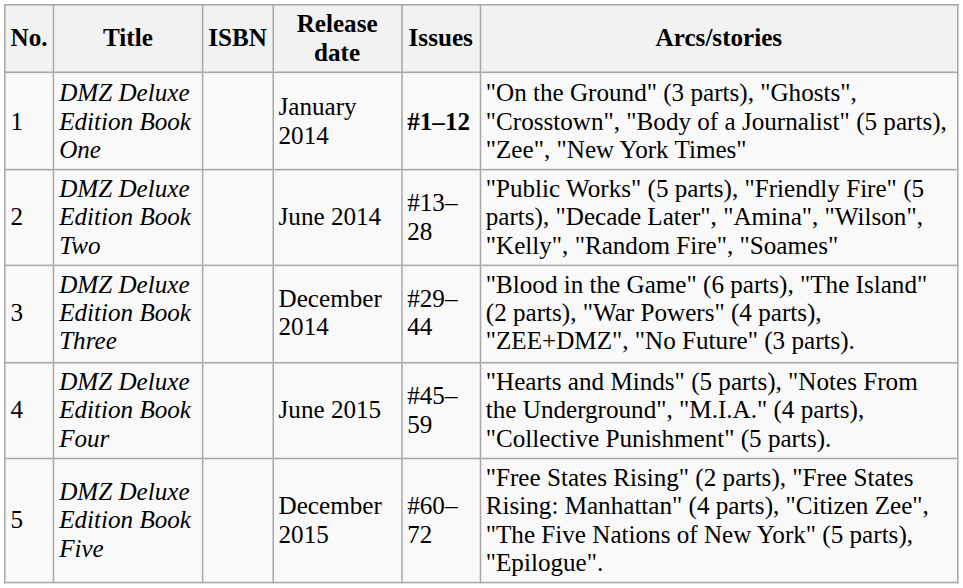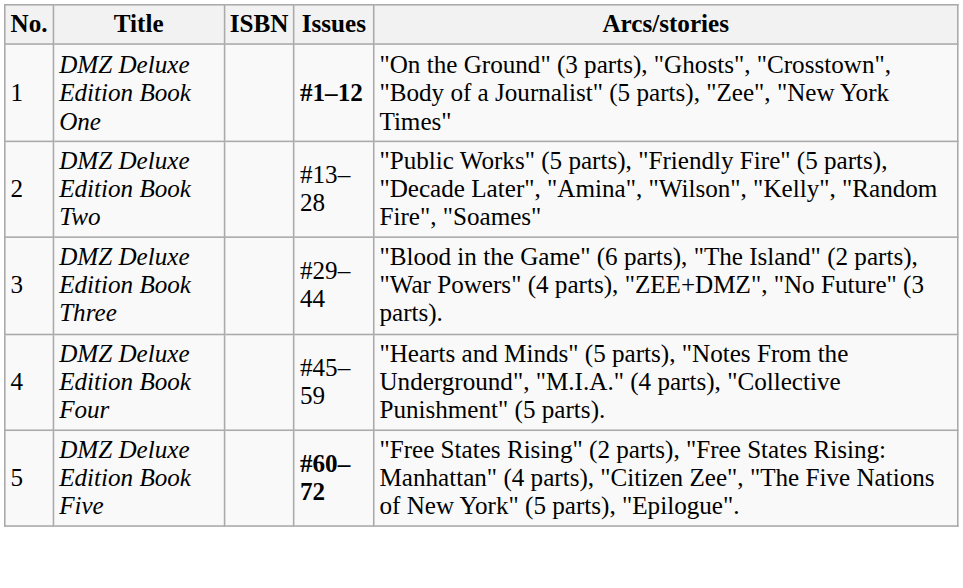- column: (337, 38)
(432, 520) normal -> (325, 477) bold
